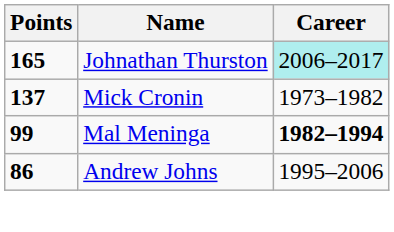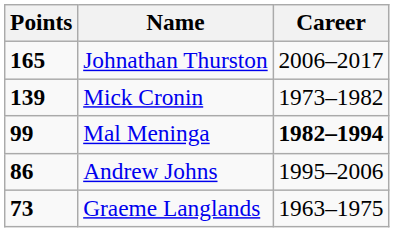(331, 60) paleturquoise background -> (331, 60) no background
(28, 97) 137 -> (28, 97) 139
+ row: (172, 208)
